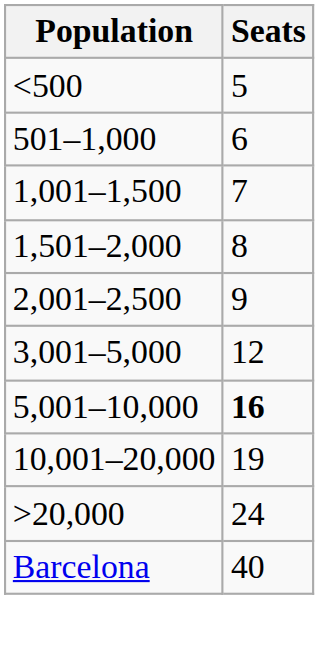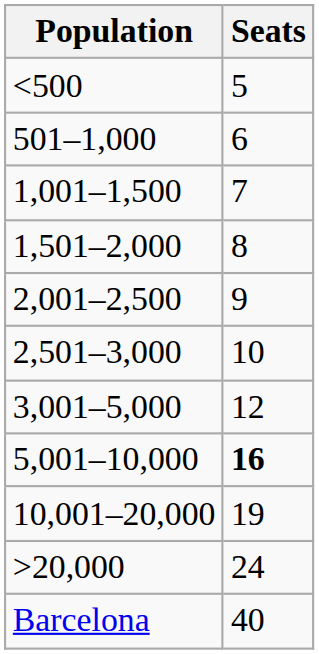+ row: (97, 352)
